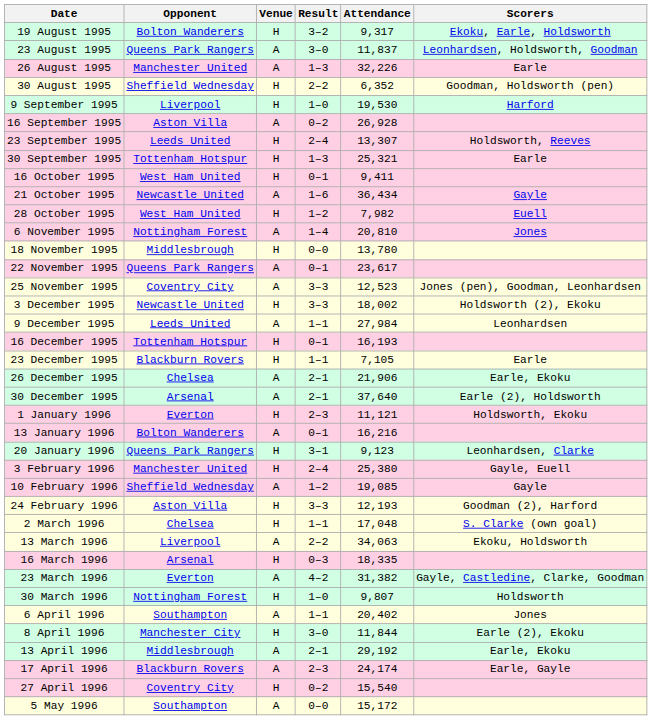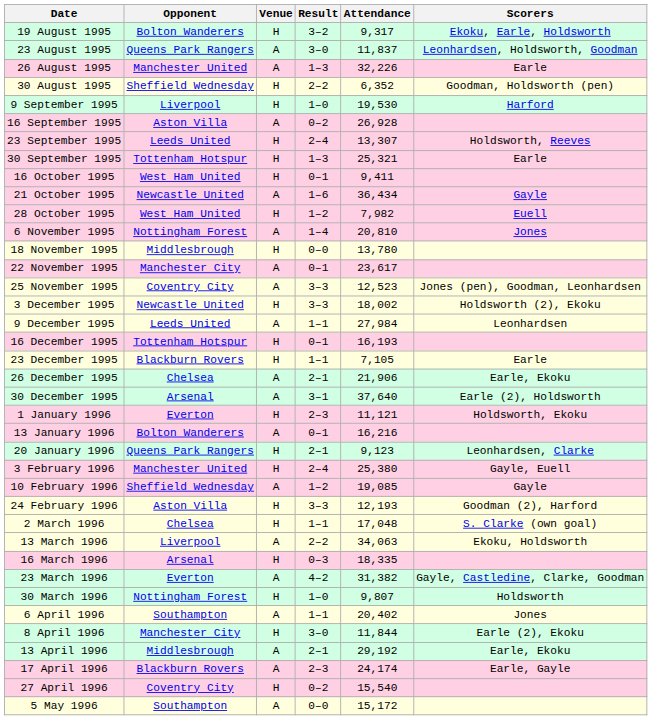(190, 269) Queens Park Rangers -> (190, 269) Manchester City
(318, 396) 2–1 -> (318, 396) 3–1
(318, 451) 3–1 -> (318, 451) 2–1
